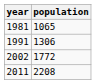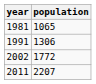(44, 72) 2208 -> (44, 72) 2207
